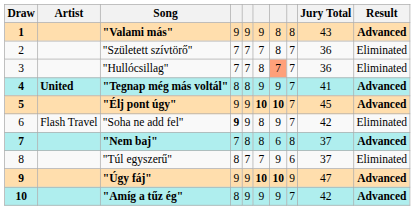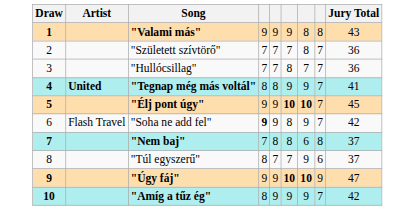- column: (382, 13)
(278, 68) lightsalmon background -> (306, 68) no background
